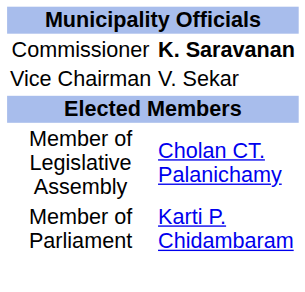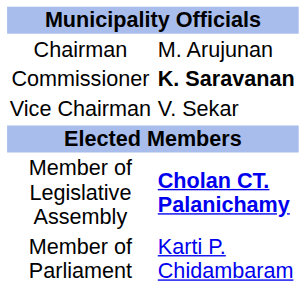+ row: (80, 49)
(220, 163) normal -> (224, 192) bold
